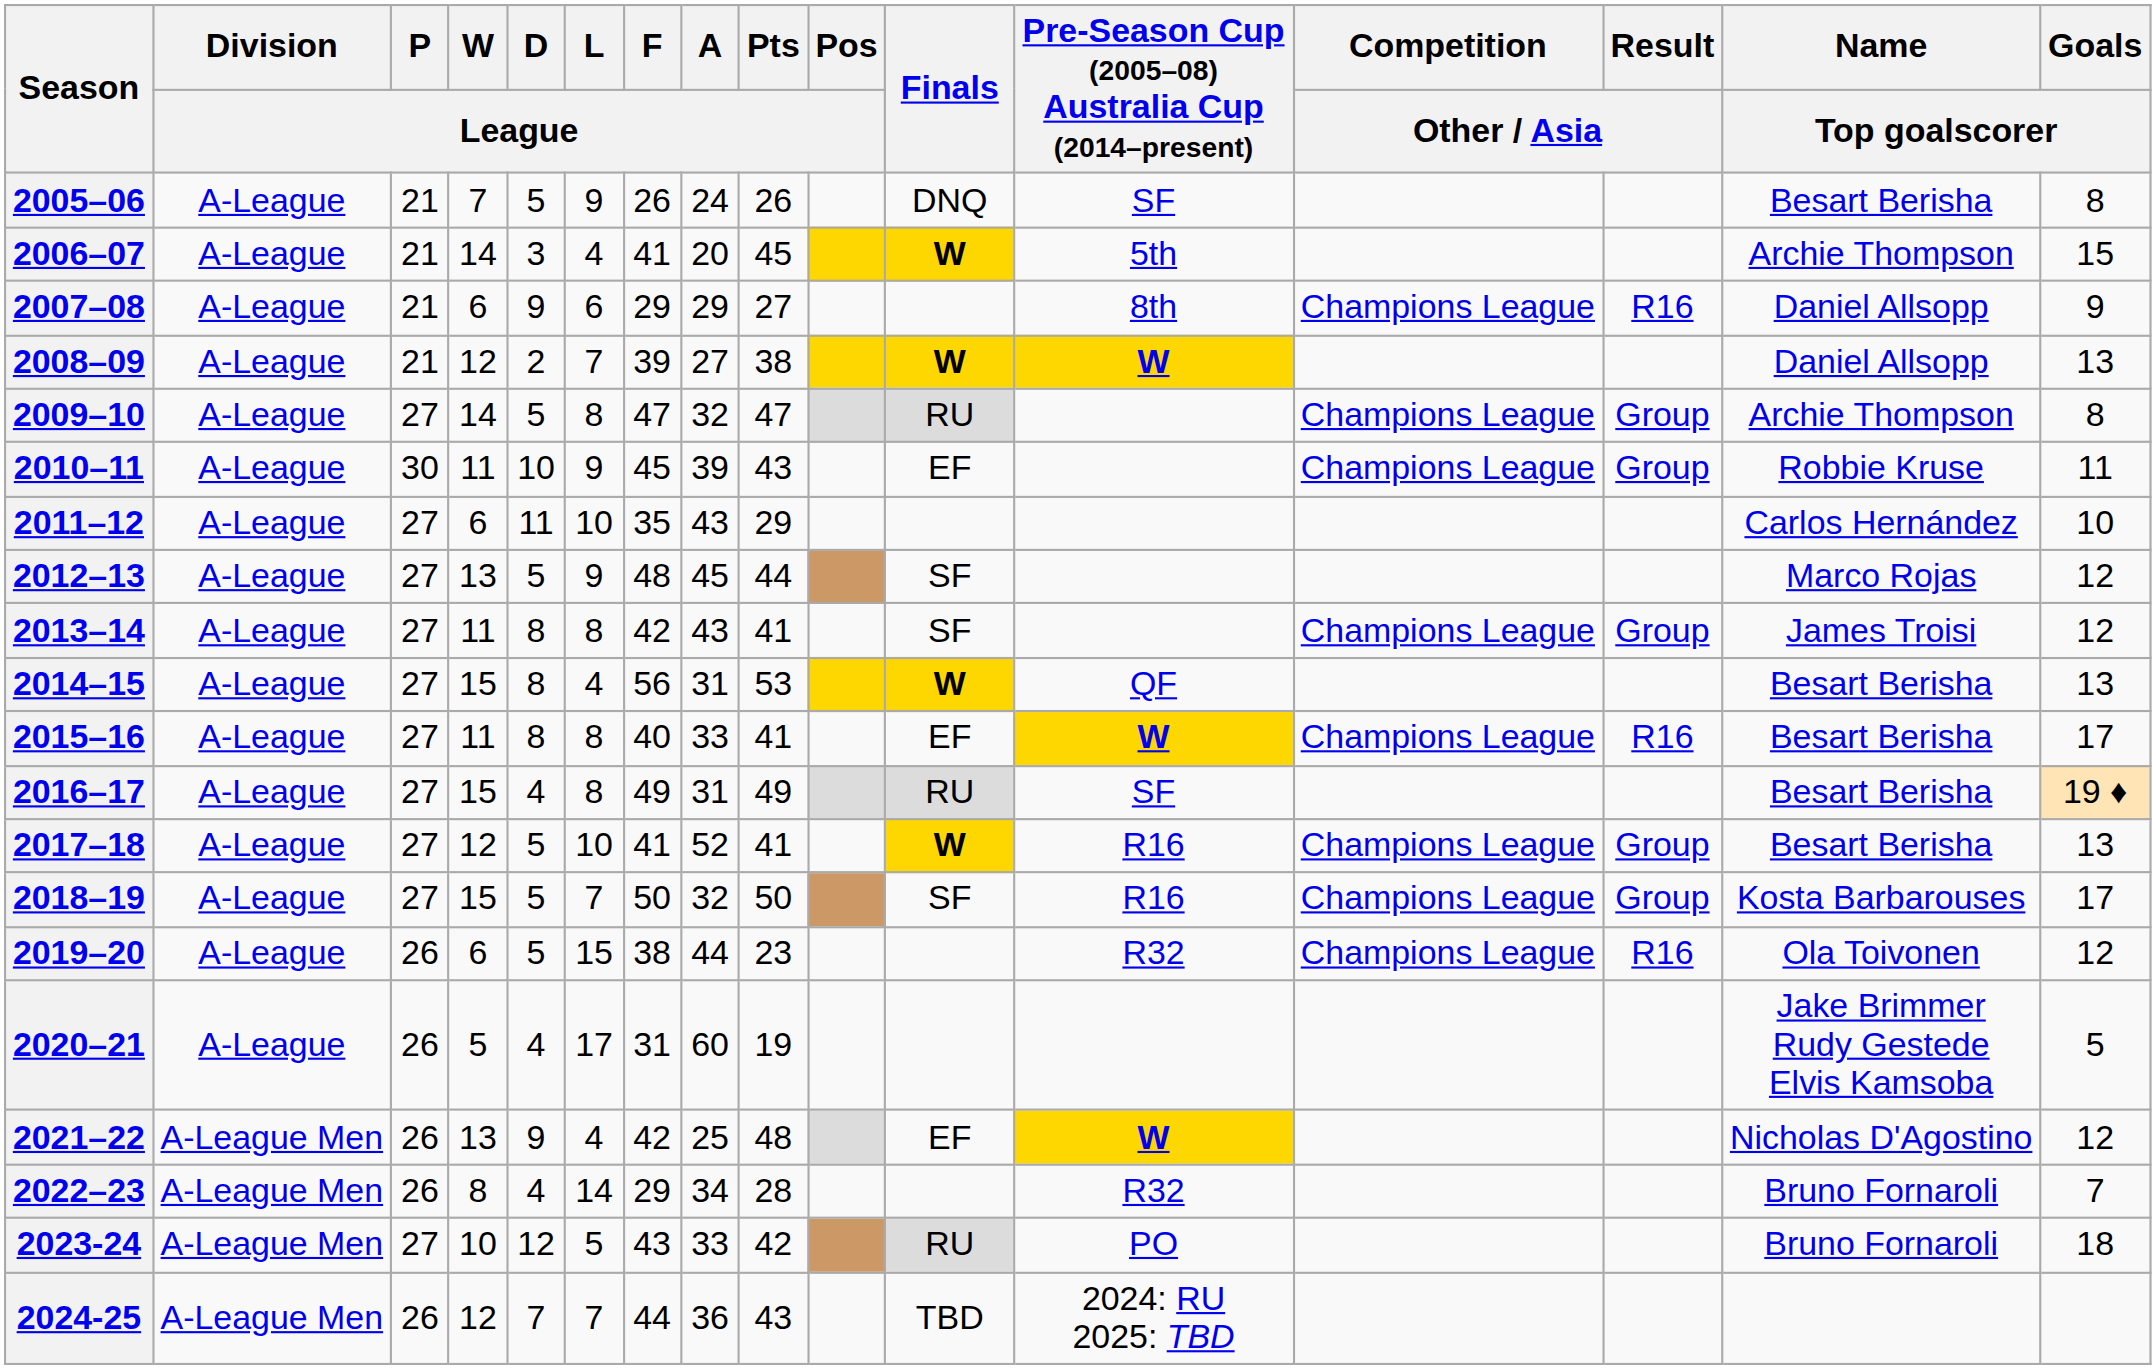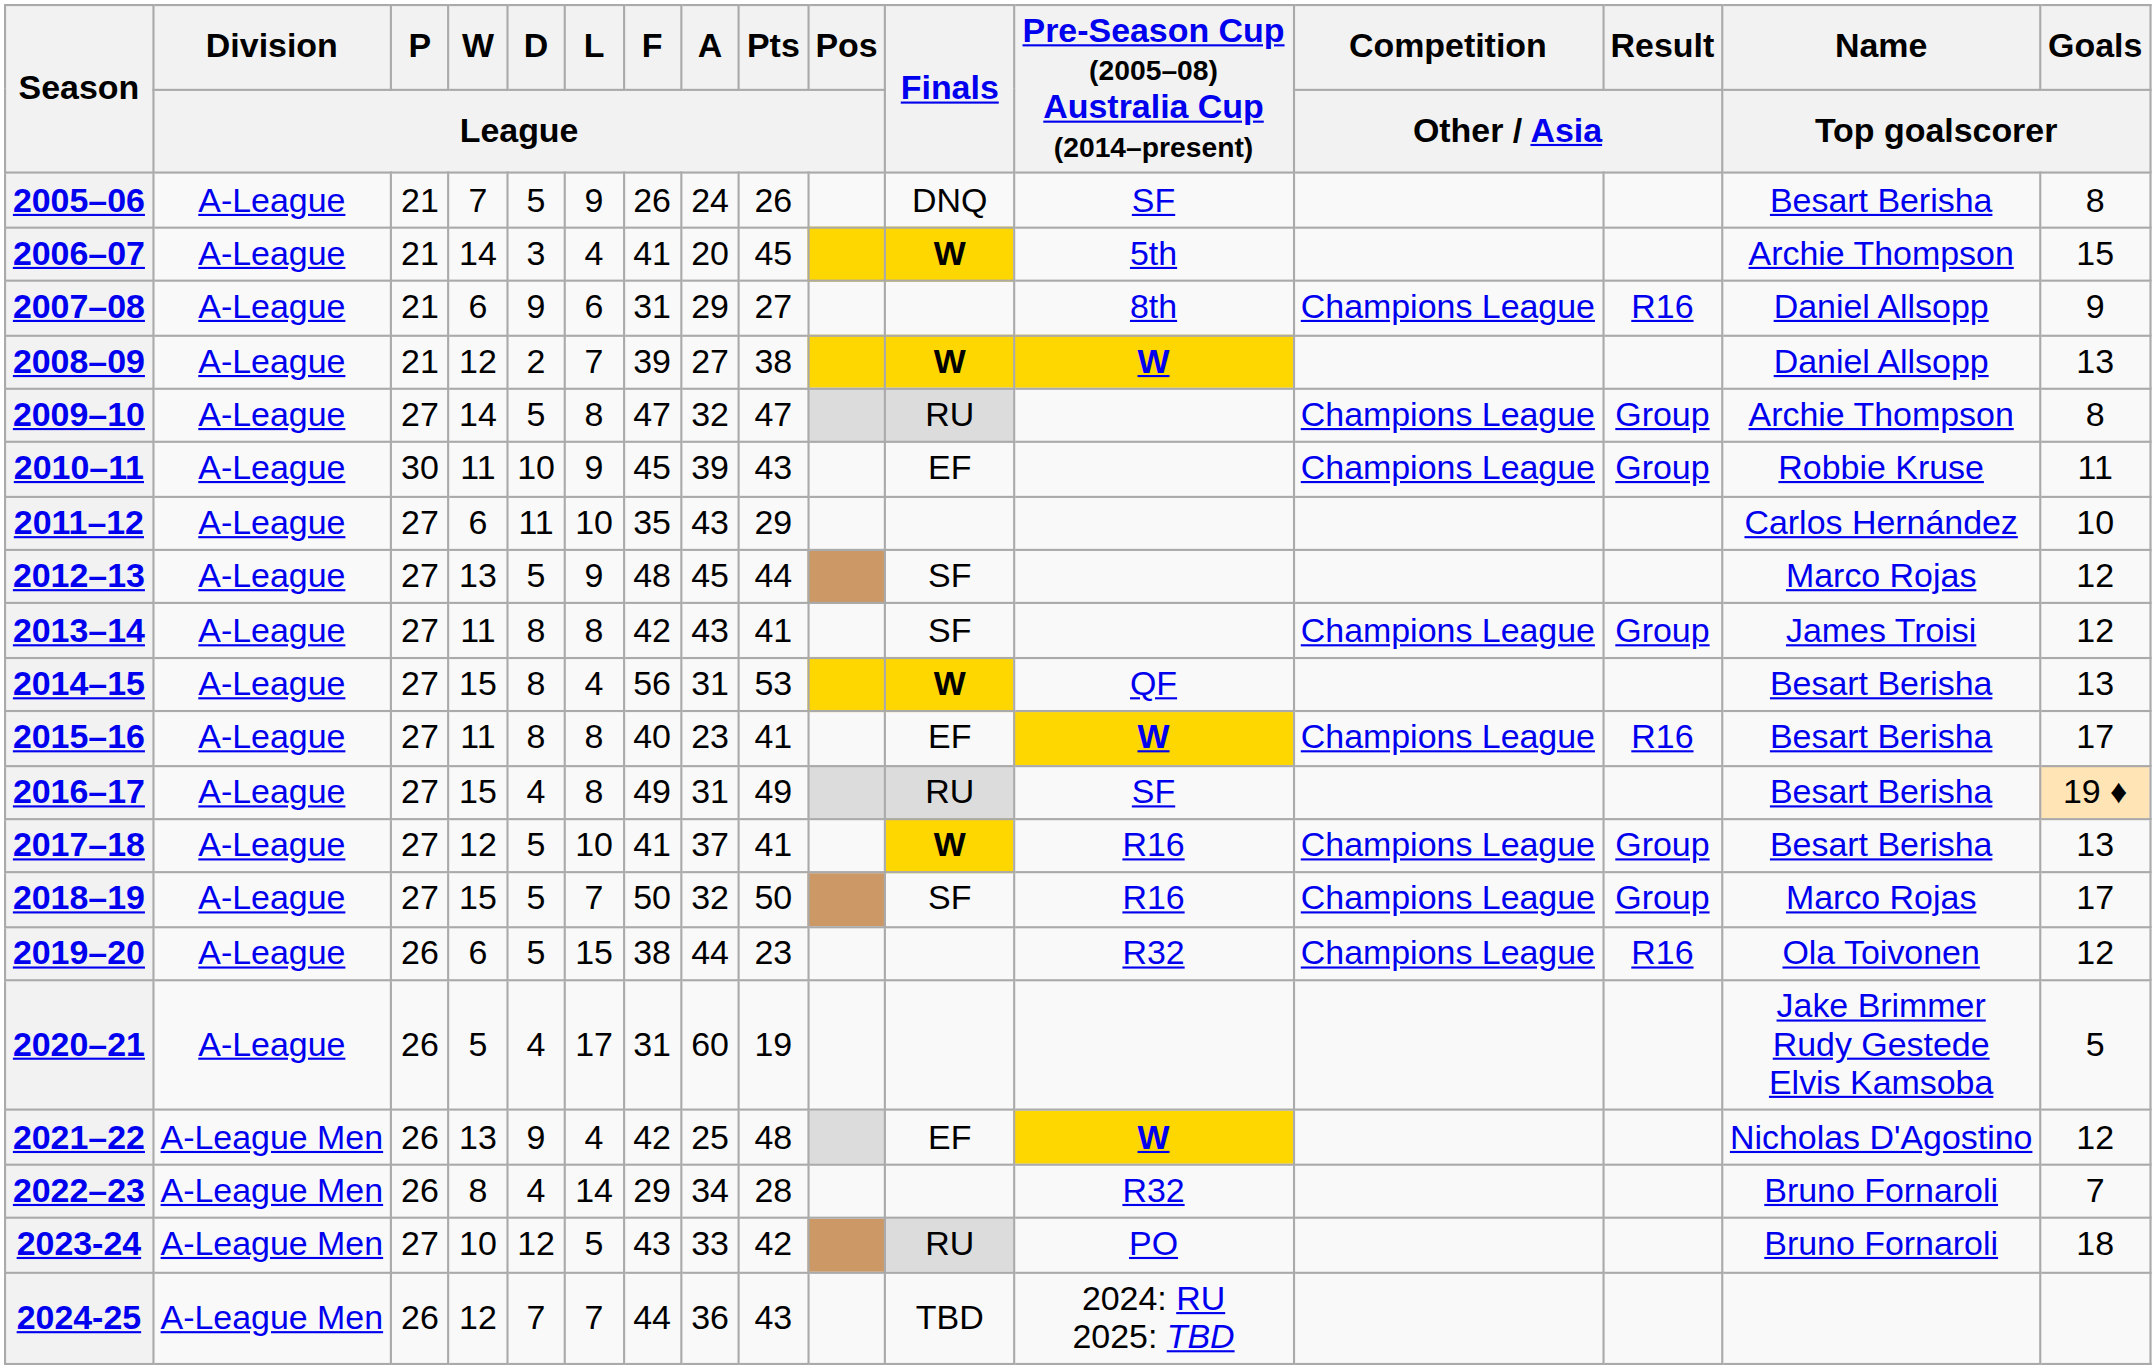(652, 307) 29 -> (652, 307) 31
(710, 737) 33 -> (710, 737) 23
(710, 845) 52 -> (710, 845) 37
(1881, 899) Kosta Barbarouses -> (1881, 899) Marco Rojas
